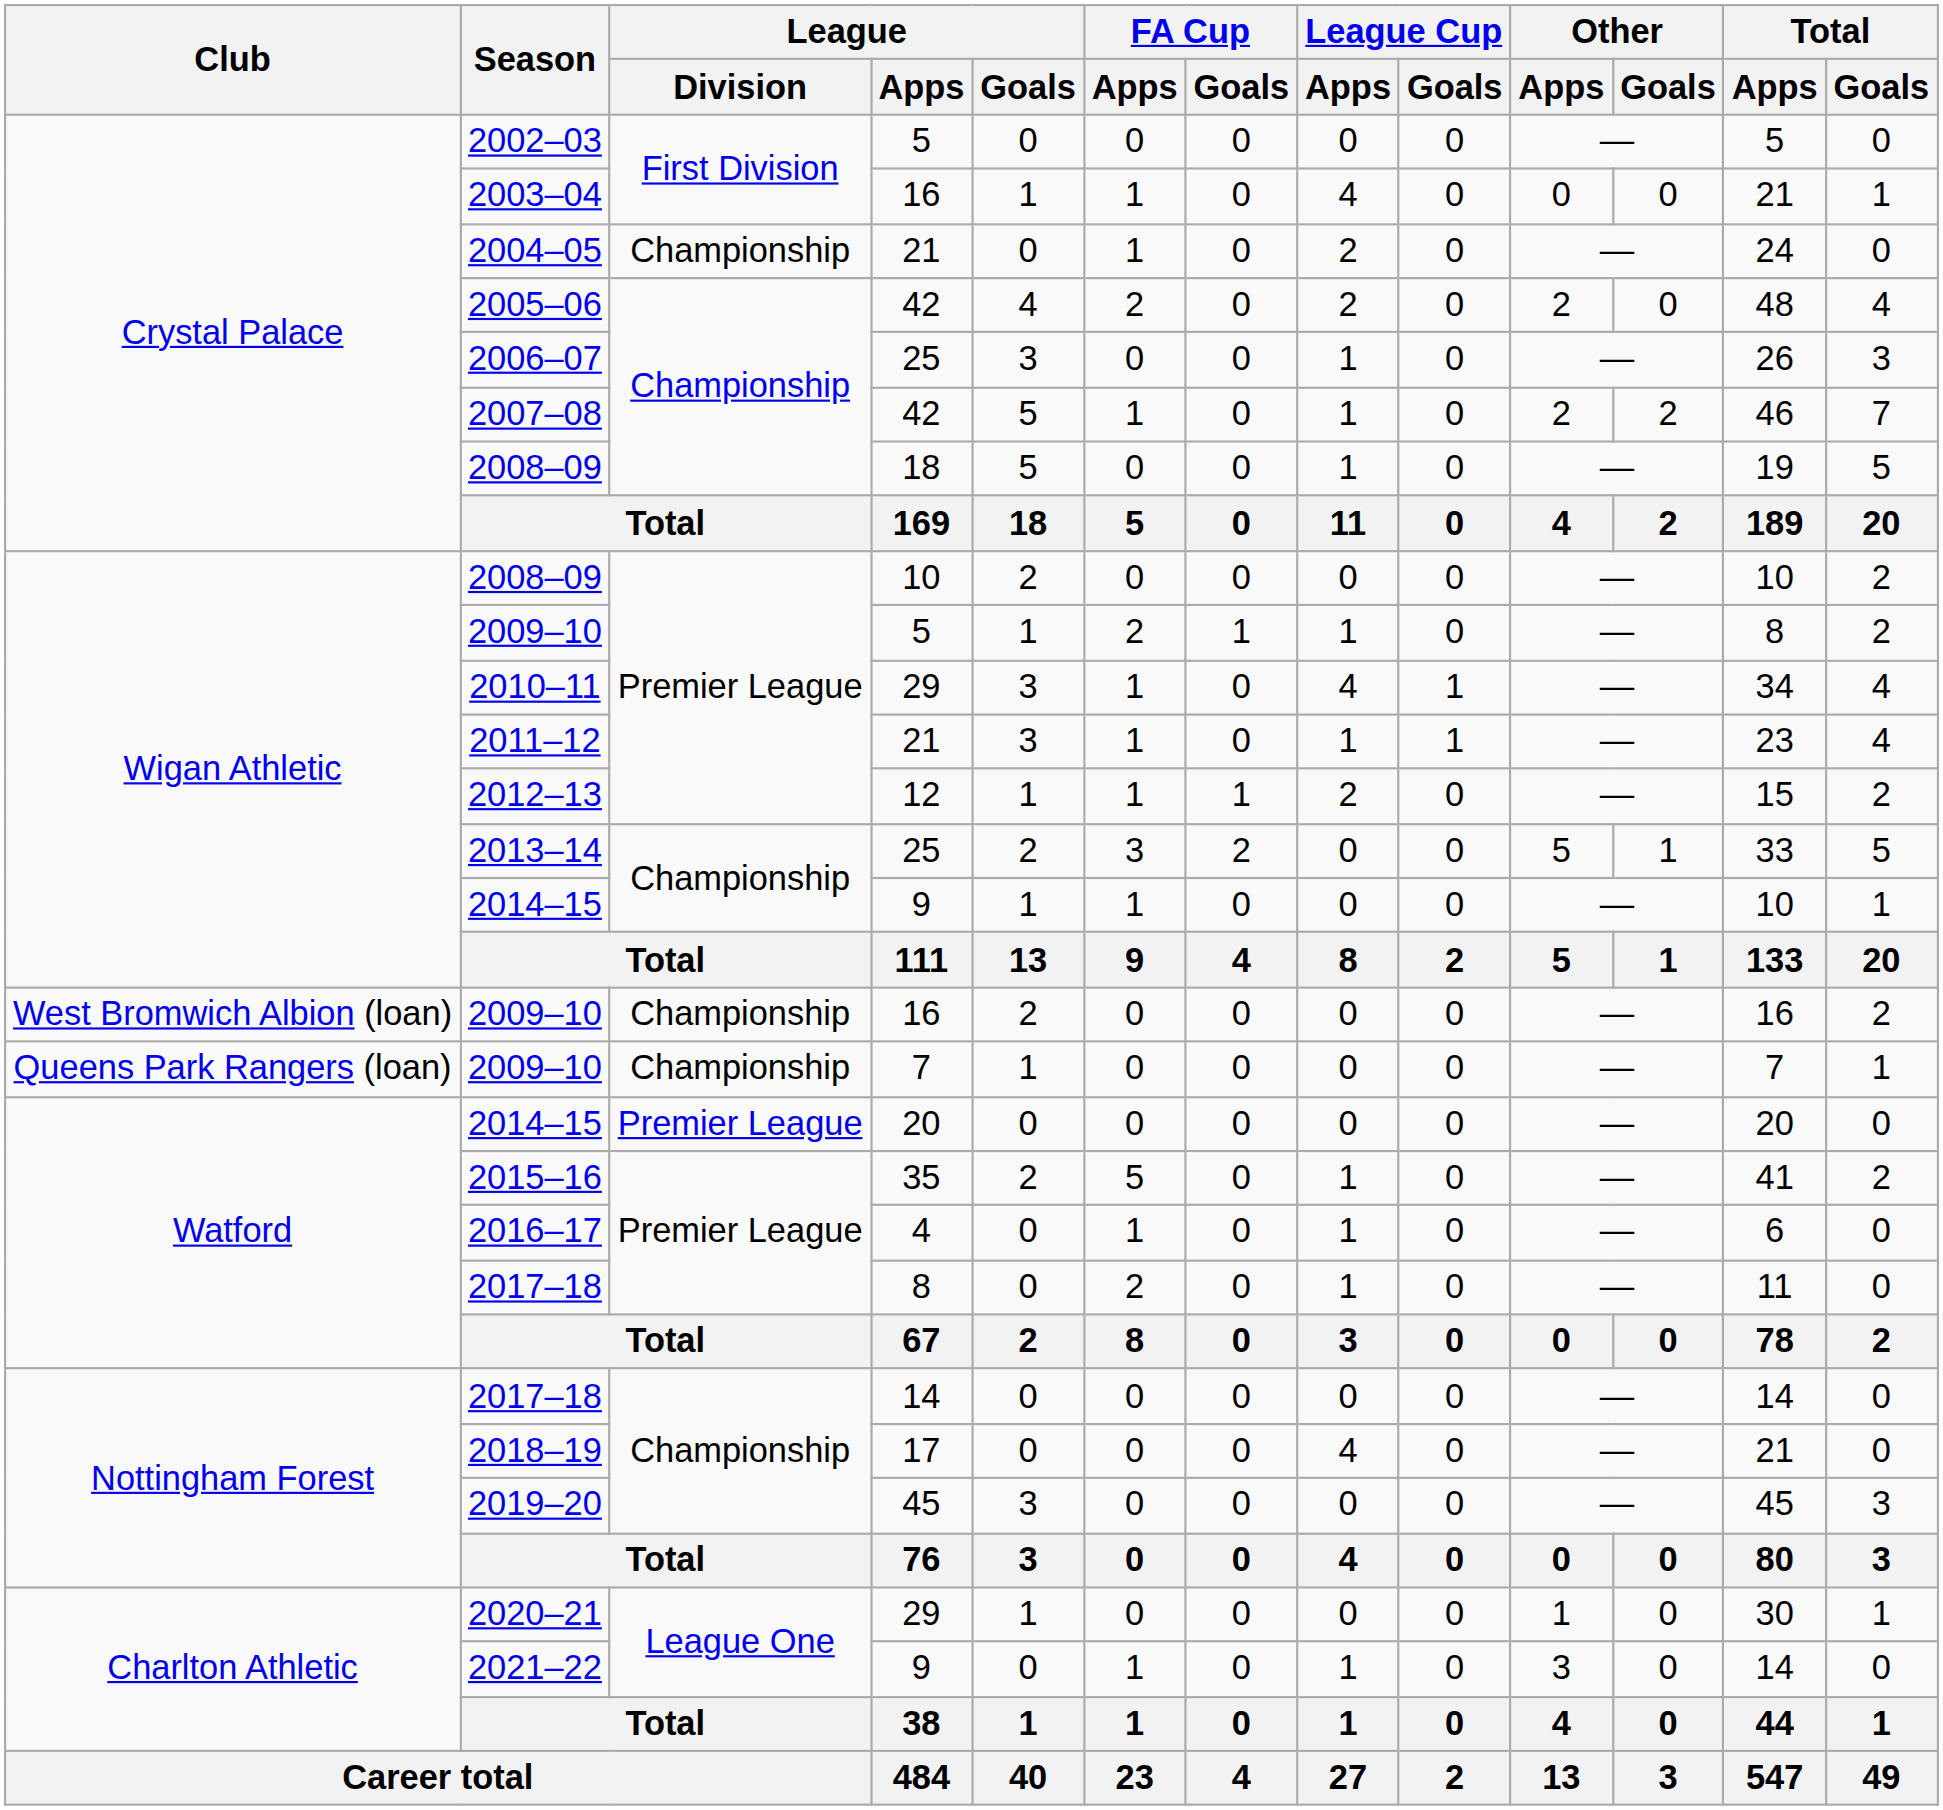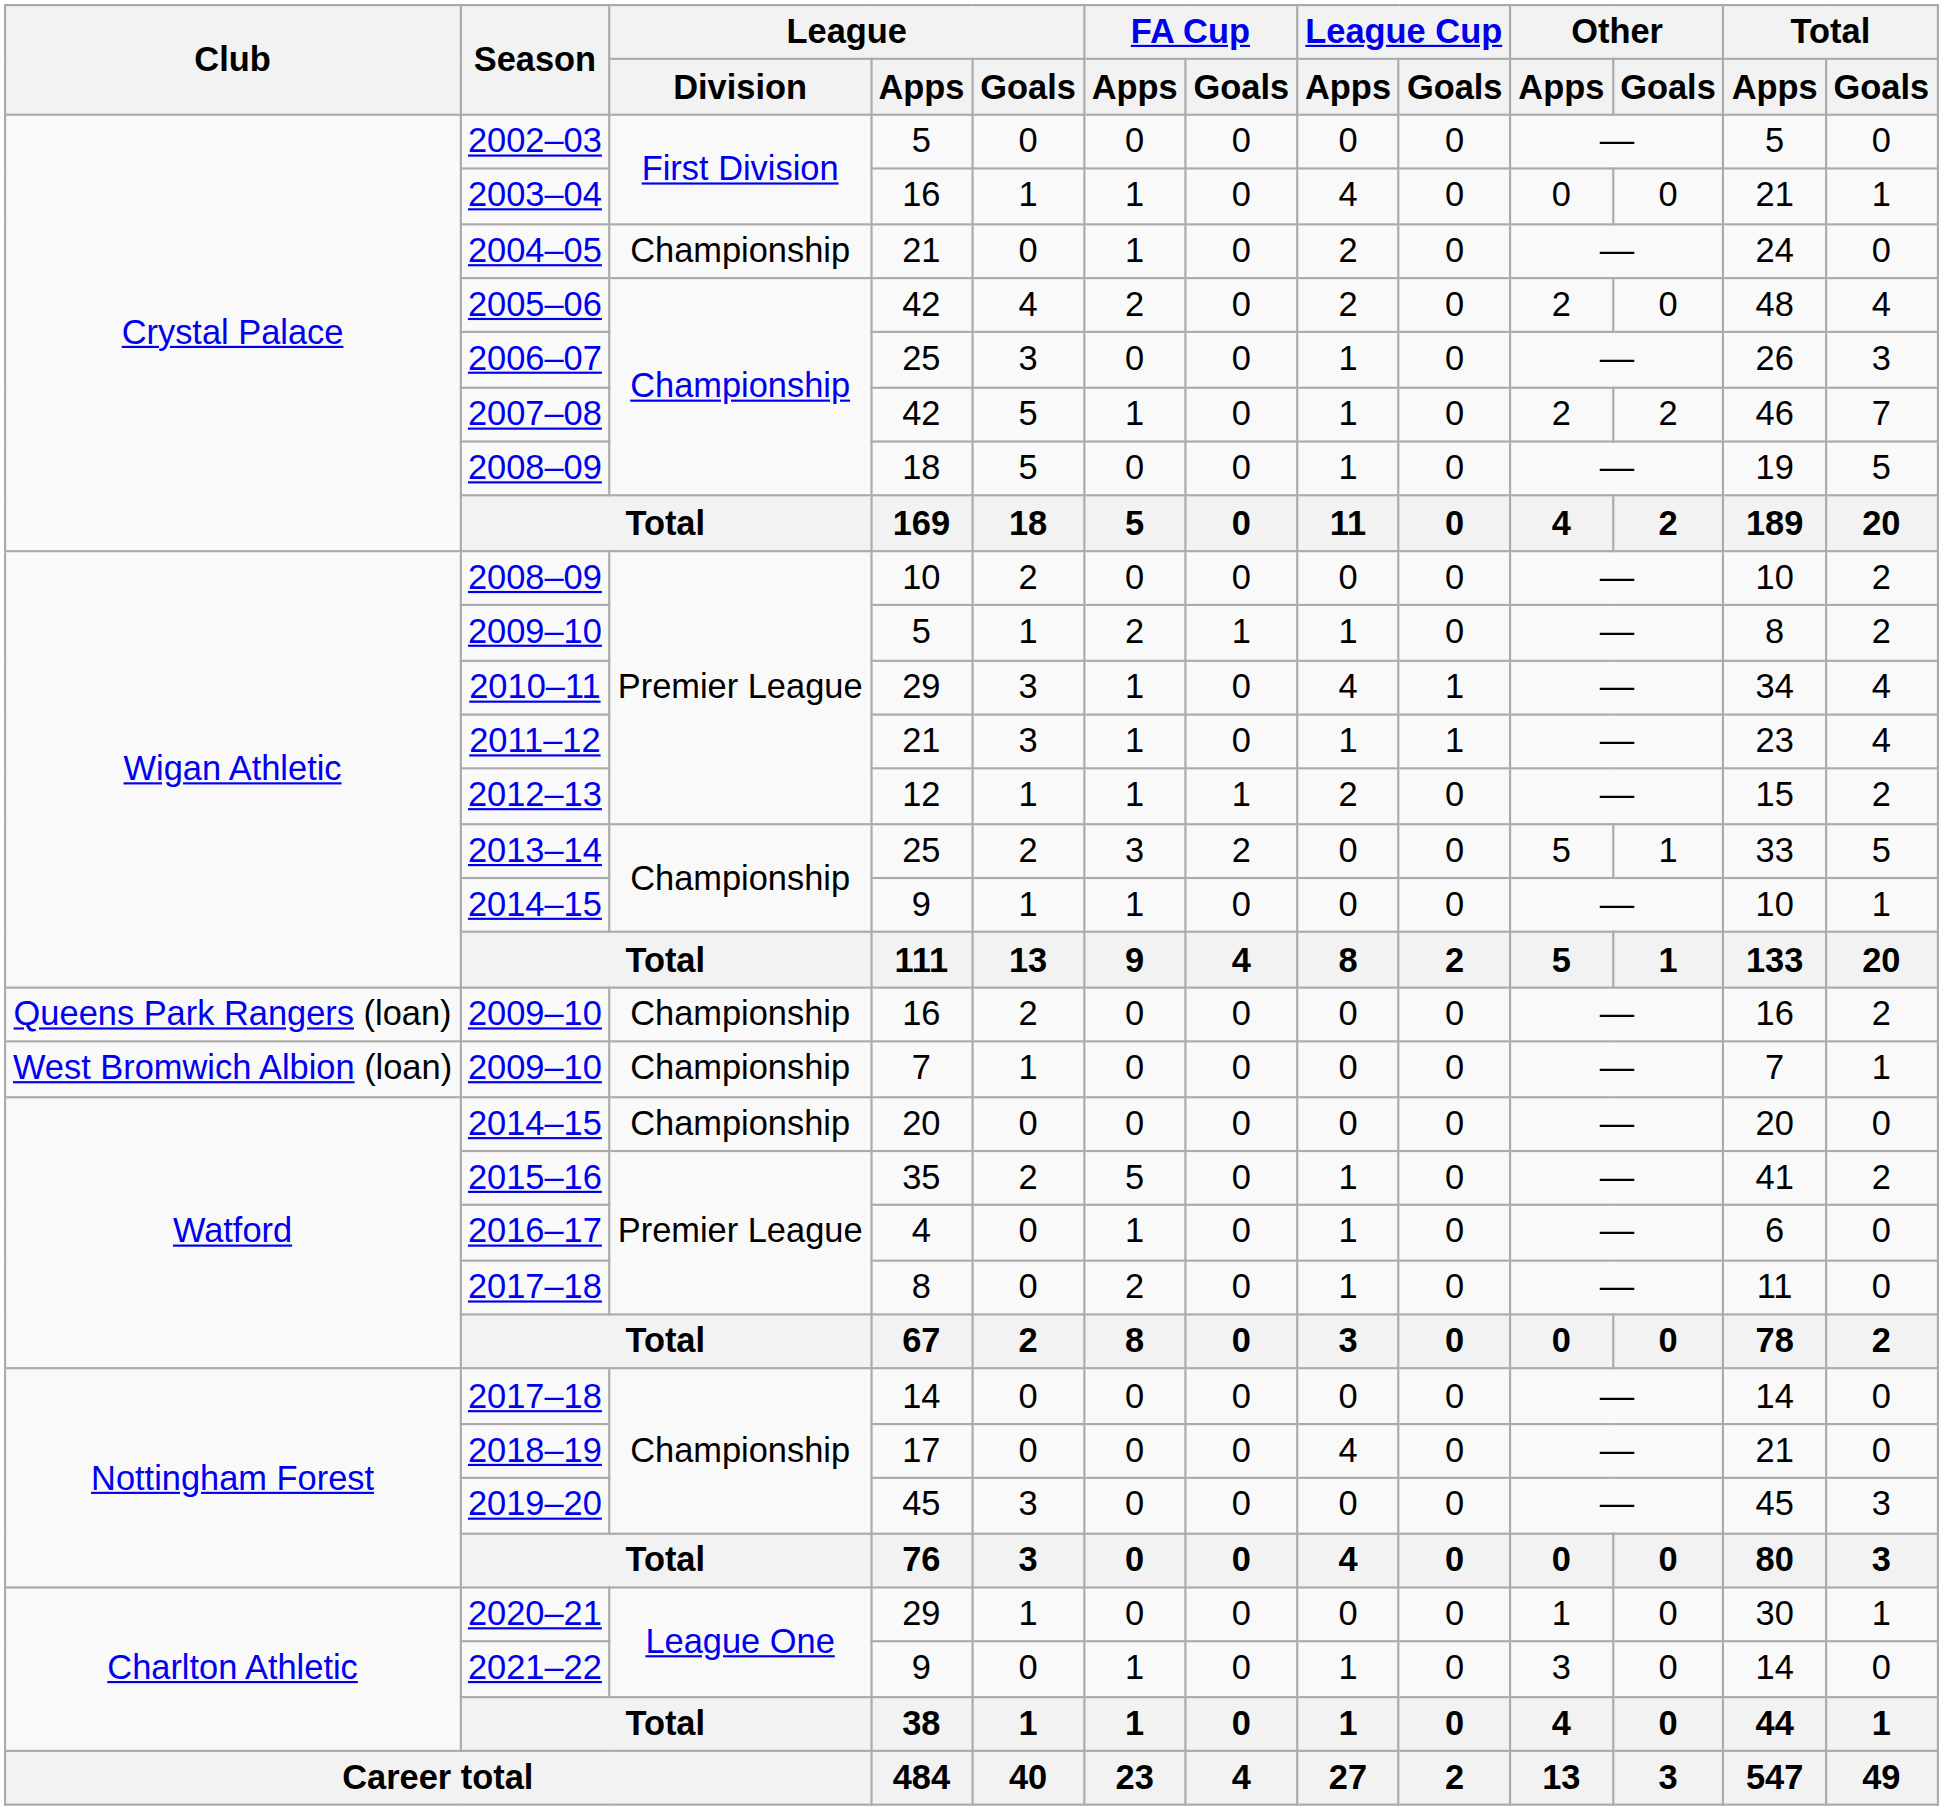(233, 1013) West Bromwich Albion (loan) -> (233, 1013) Queens Park Rangers (loan)
(233, 1068) Queens Park Rangers (loan) -> (233, 1068) West Bromwich Albion (loan)
(740, 1122) Premier League -> (740, 1122) Championship
